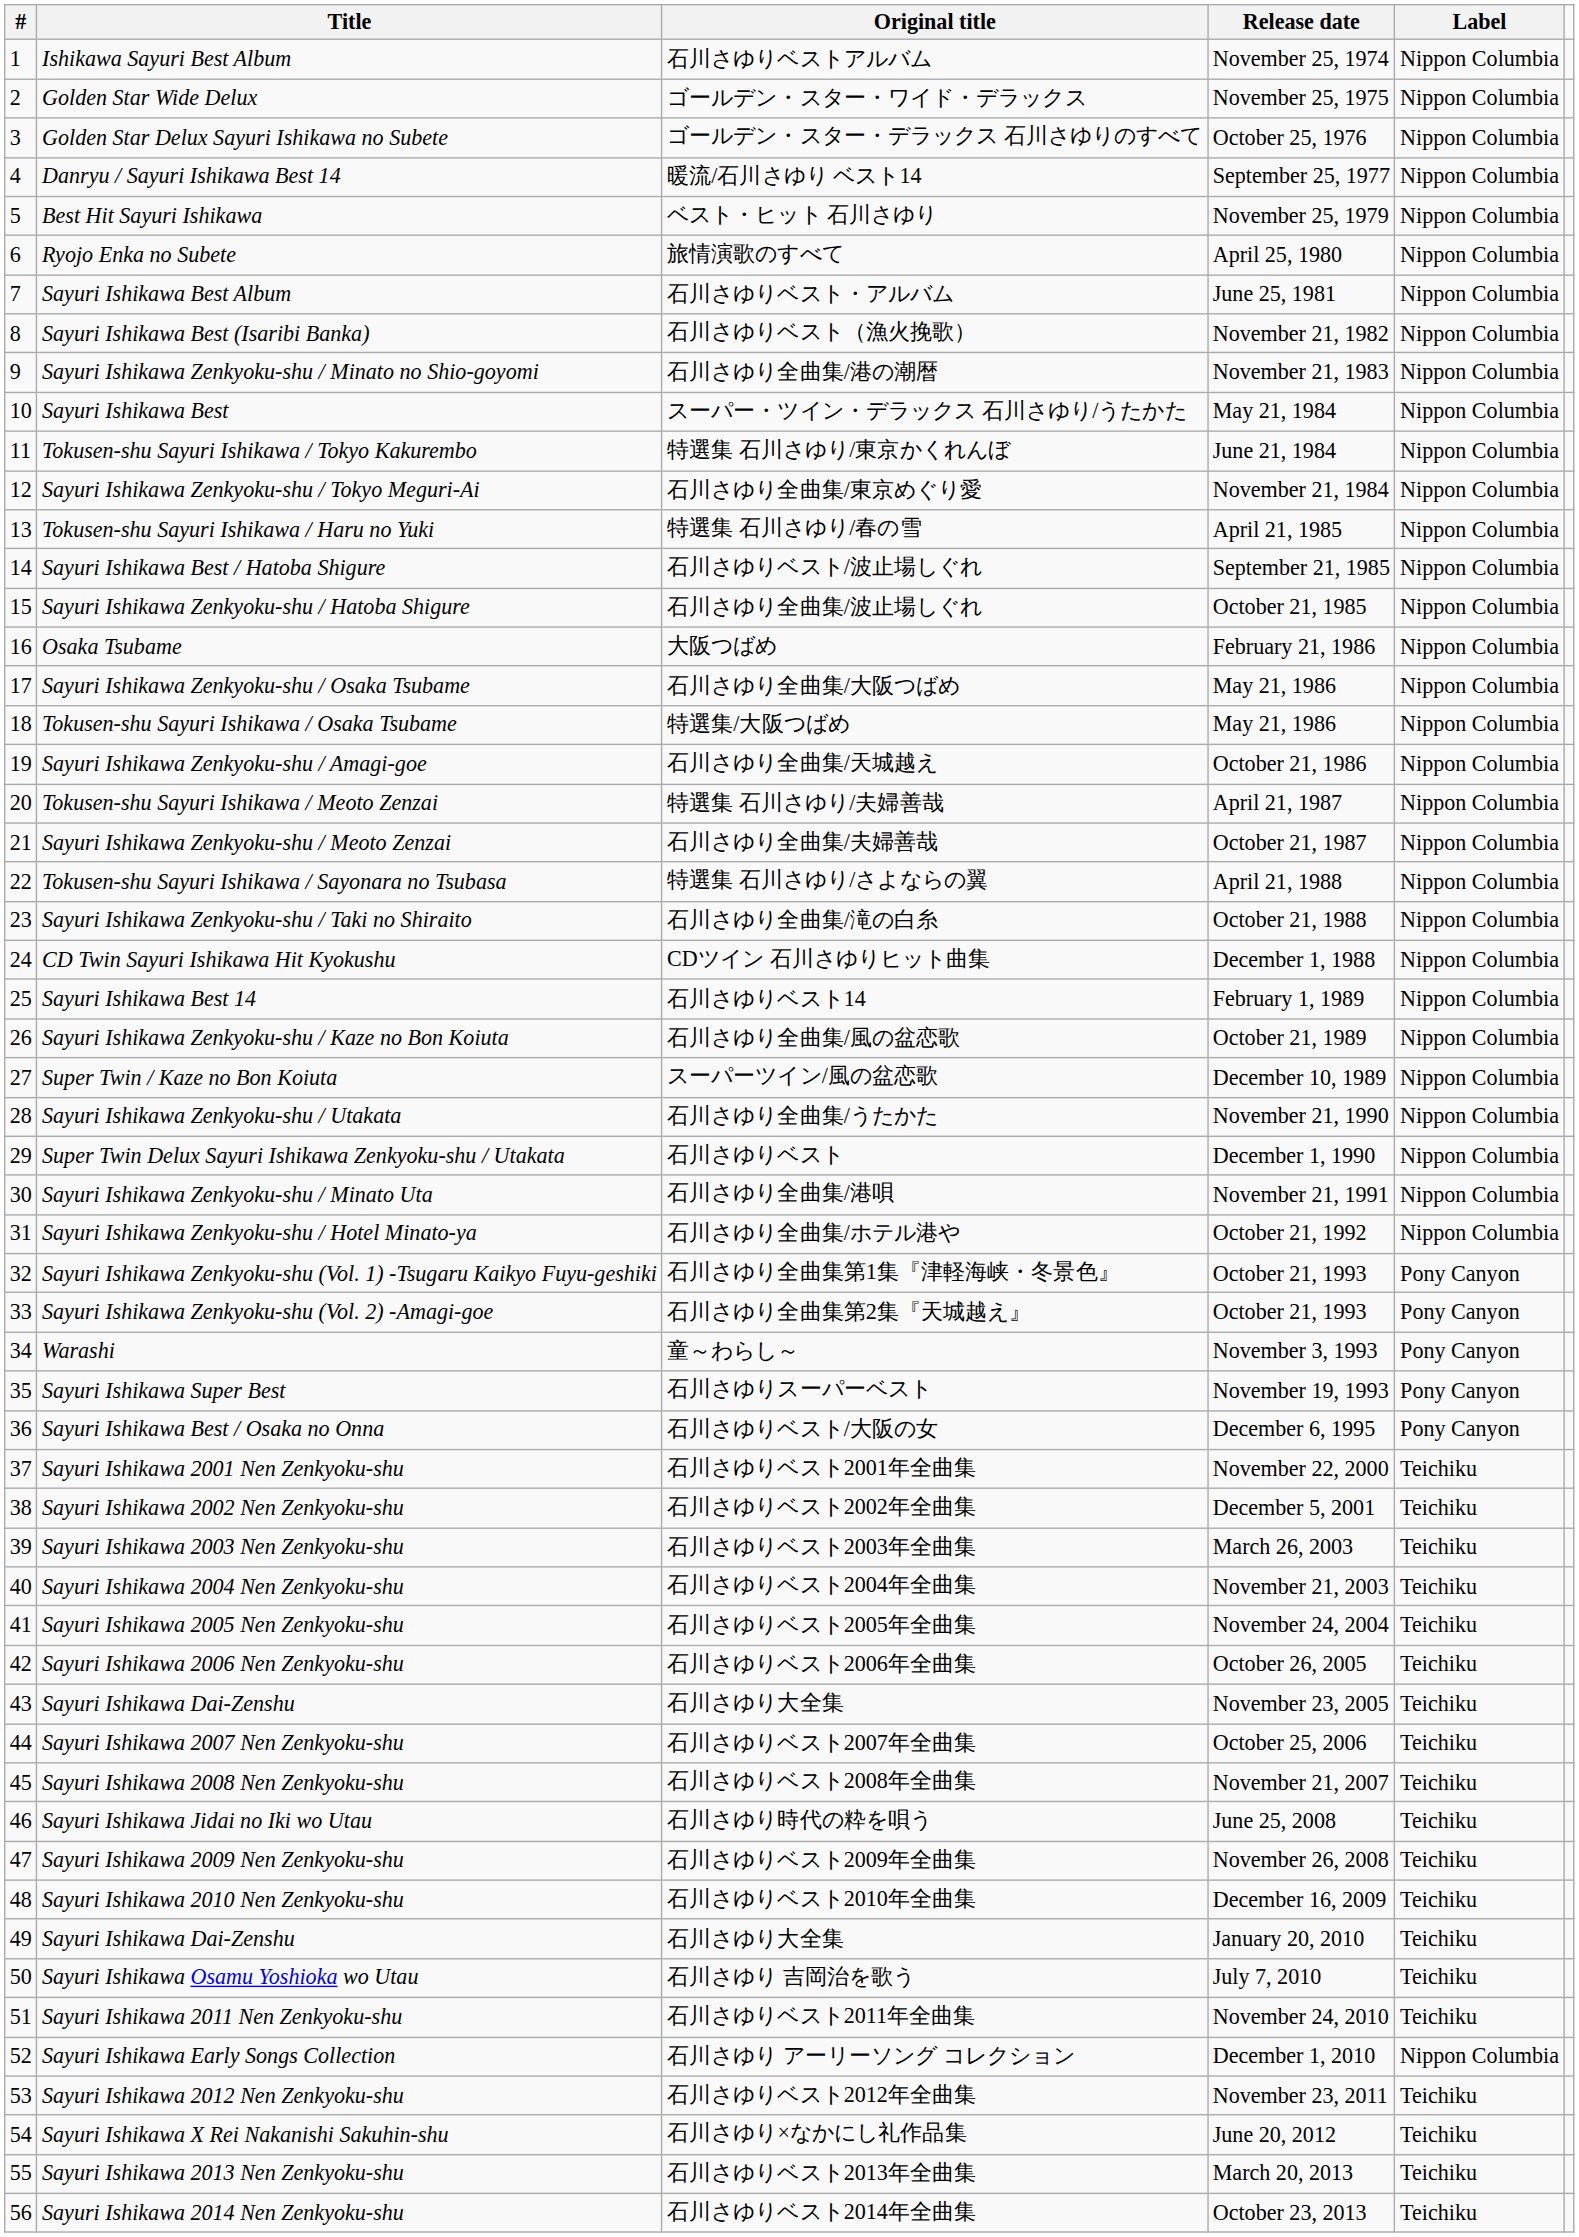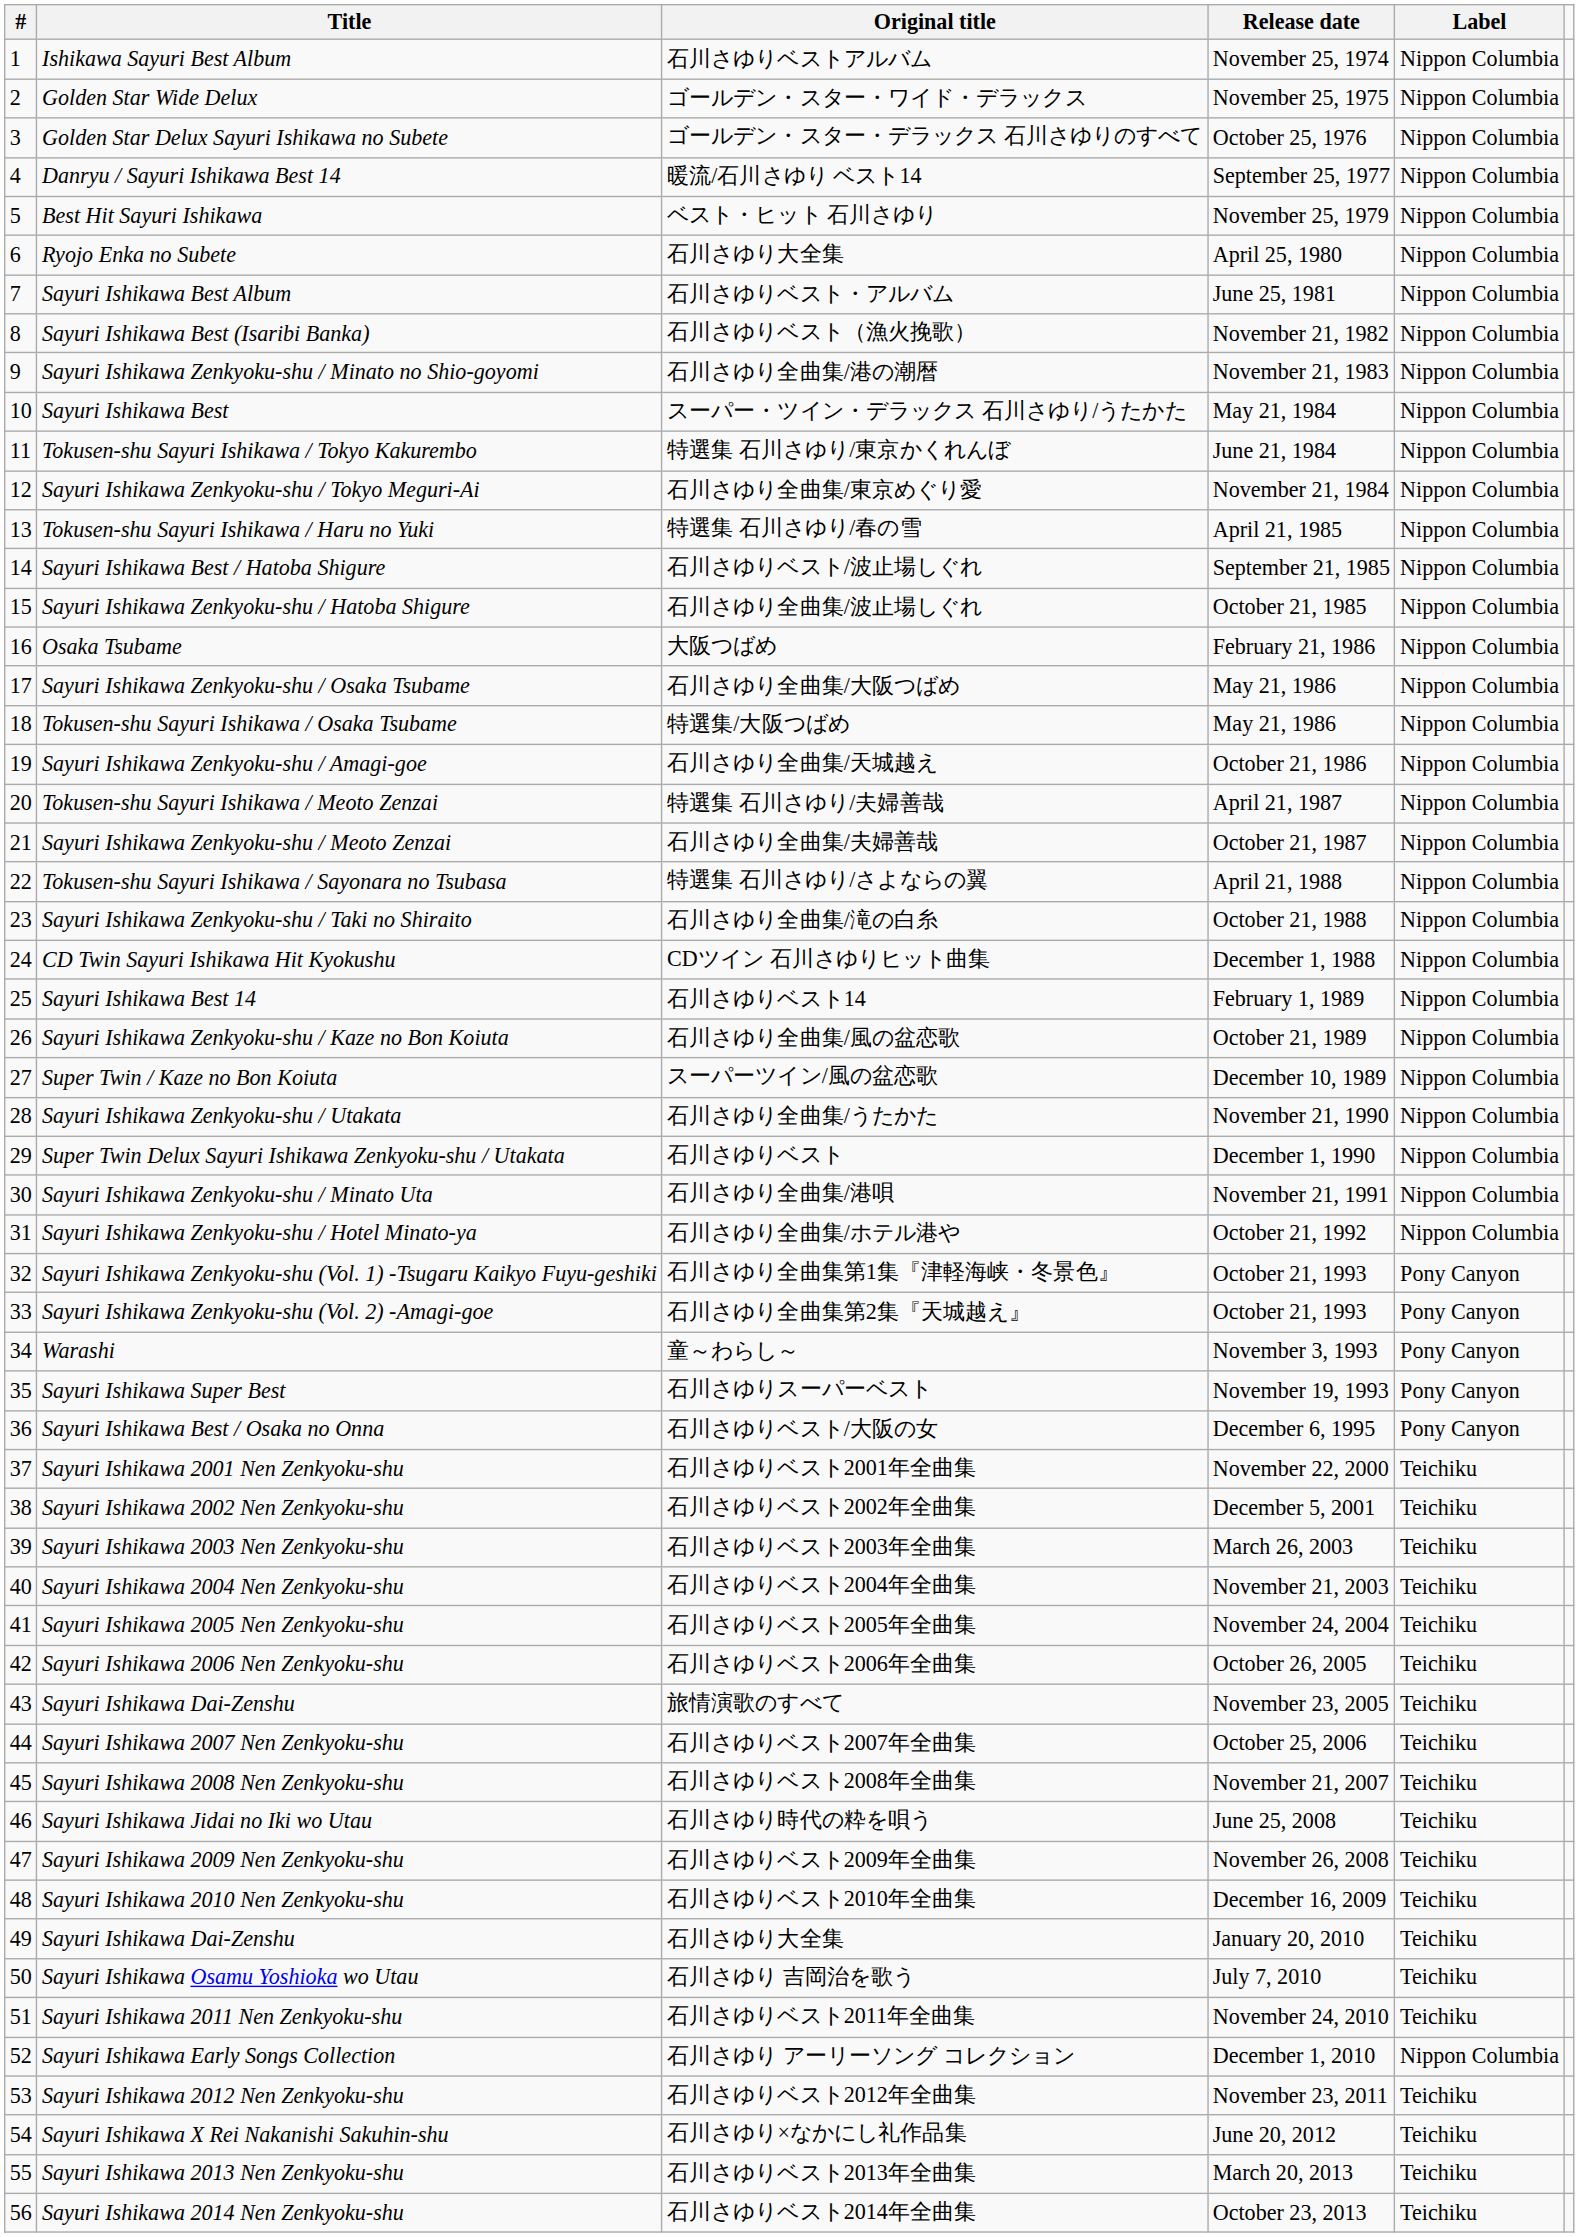(755, 254) 旅情演歌のすべて -> (755, 254) 石川さゆり大全集
(755, 1703) 石川さゆり大全集 -> (755, 1703) 旅情演歌のすべて
